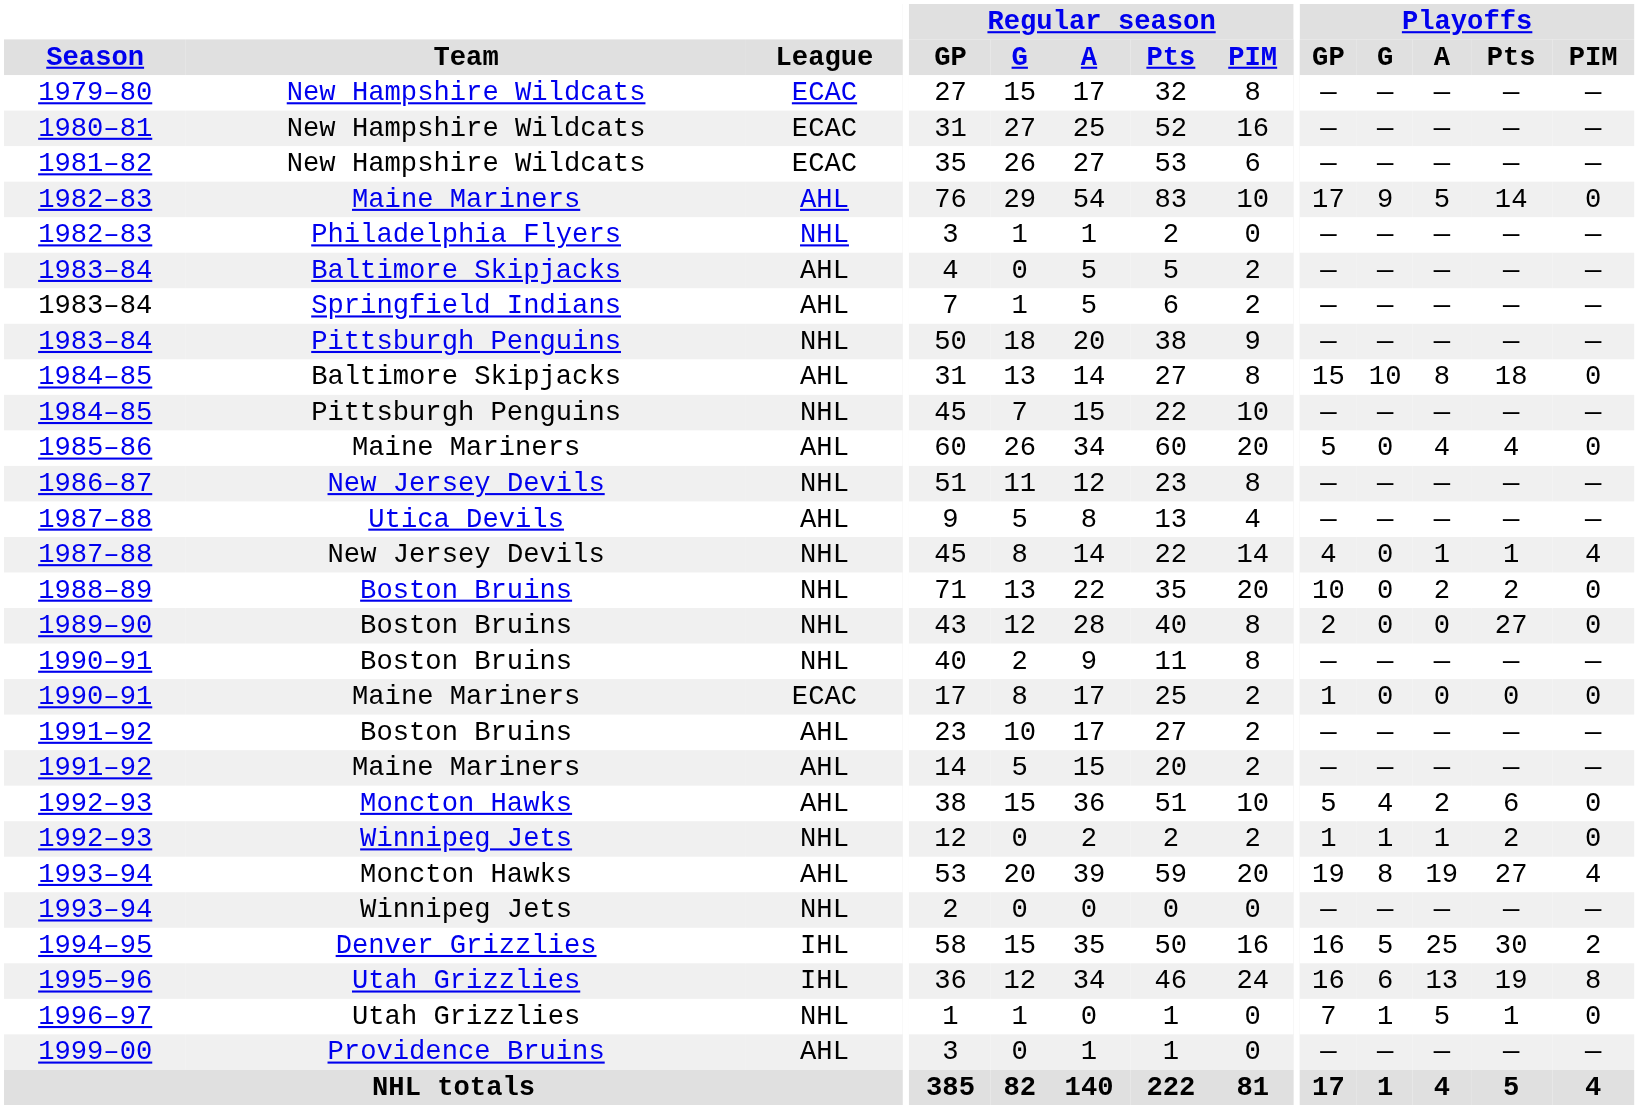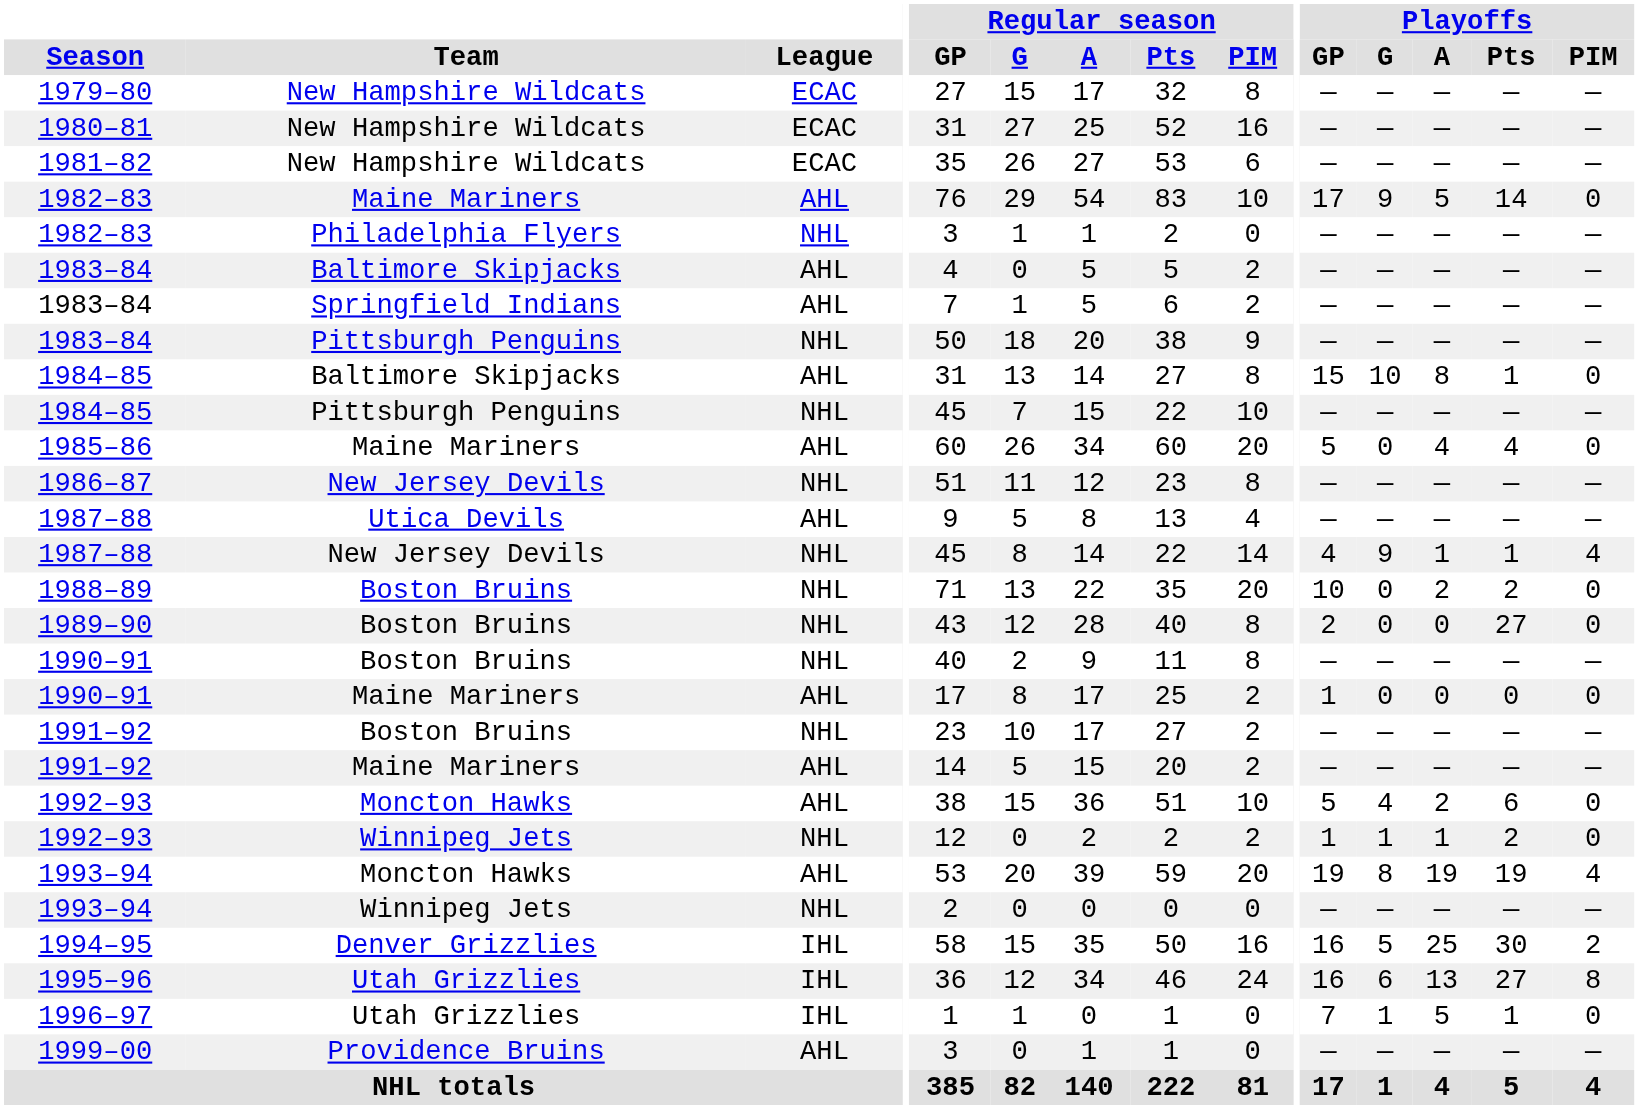(1511, 377) 18 -> (1511, 377) 1
(1385, 555) 0 -> (1385, 555) 9
(824, 697) ECAC -> (824, 697) AHL
(824, 732) AHL -> (824, 732) NHL
(1511, 874) 27 -> (1511, 874) 19
(1511, 981) 19 -> (1511, 981) 27
(824, 1017) NHL -> (824, 1017) IHL
